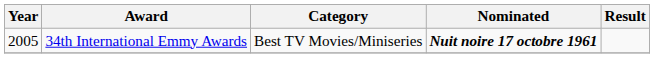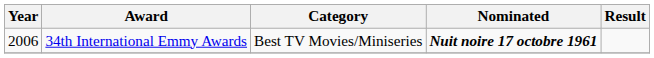(23, 40) 2005 -> (23, 40) 2006
